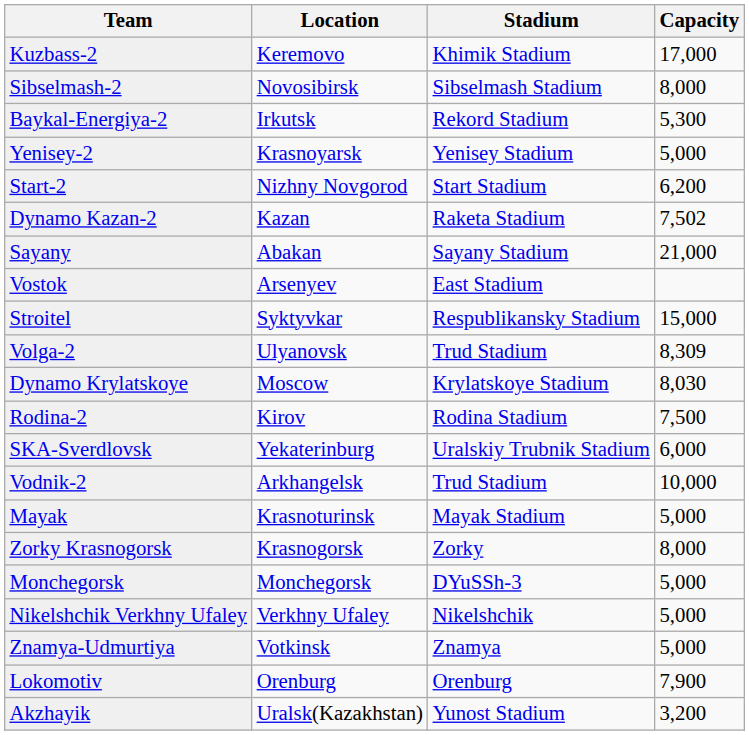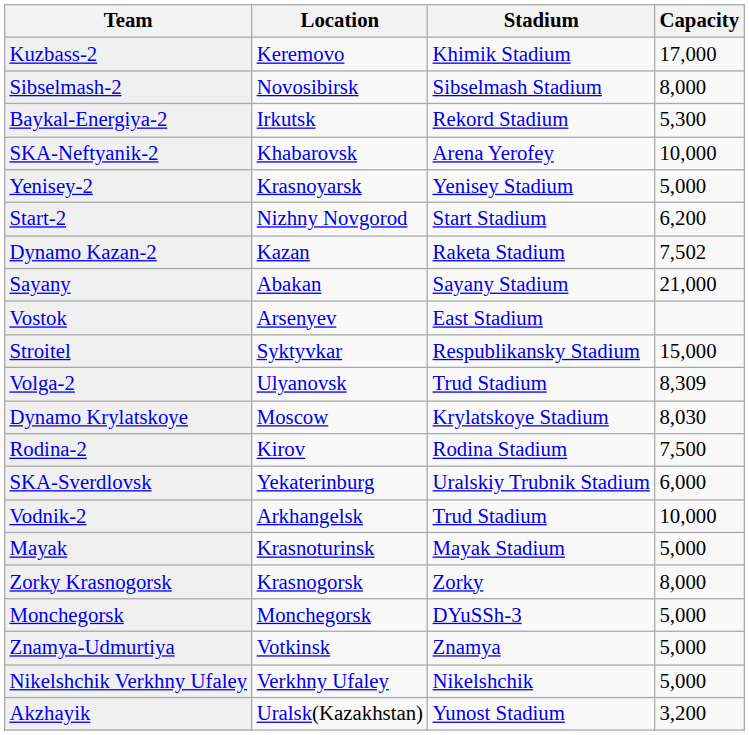+ row: (84, 152)
rows swapped: (92, 647) <-> (128, 614)
- row: (56, 680)
